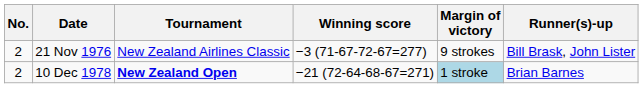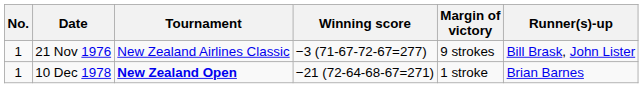(18, 51) 2 -> (18, 51) 1
(18, 73) 2 -> (18, 73) 1
(464, 73) lightblue background -> (464, 73) no background
